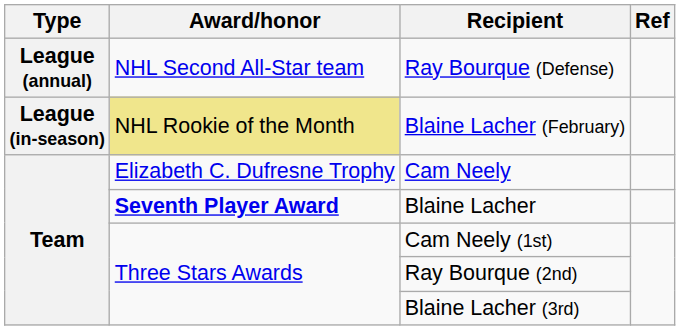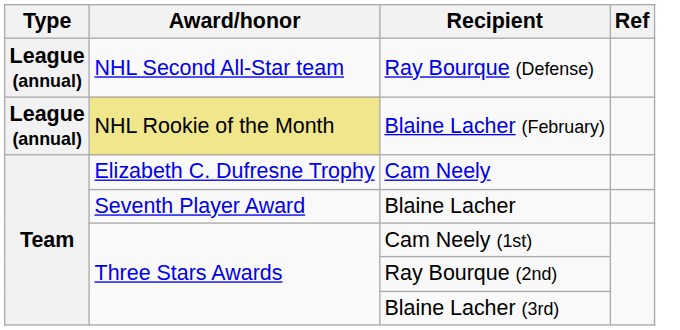(57, 125) League (in-season) -> (47, 125) League (annual)
(227, 205) bold -> (200, 205) normal
